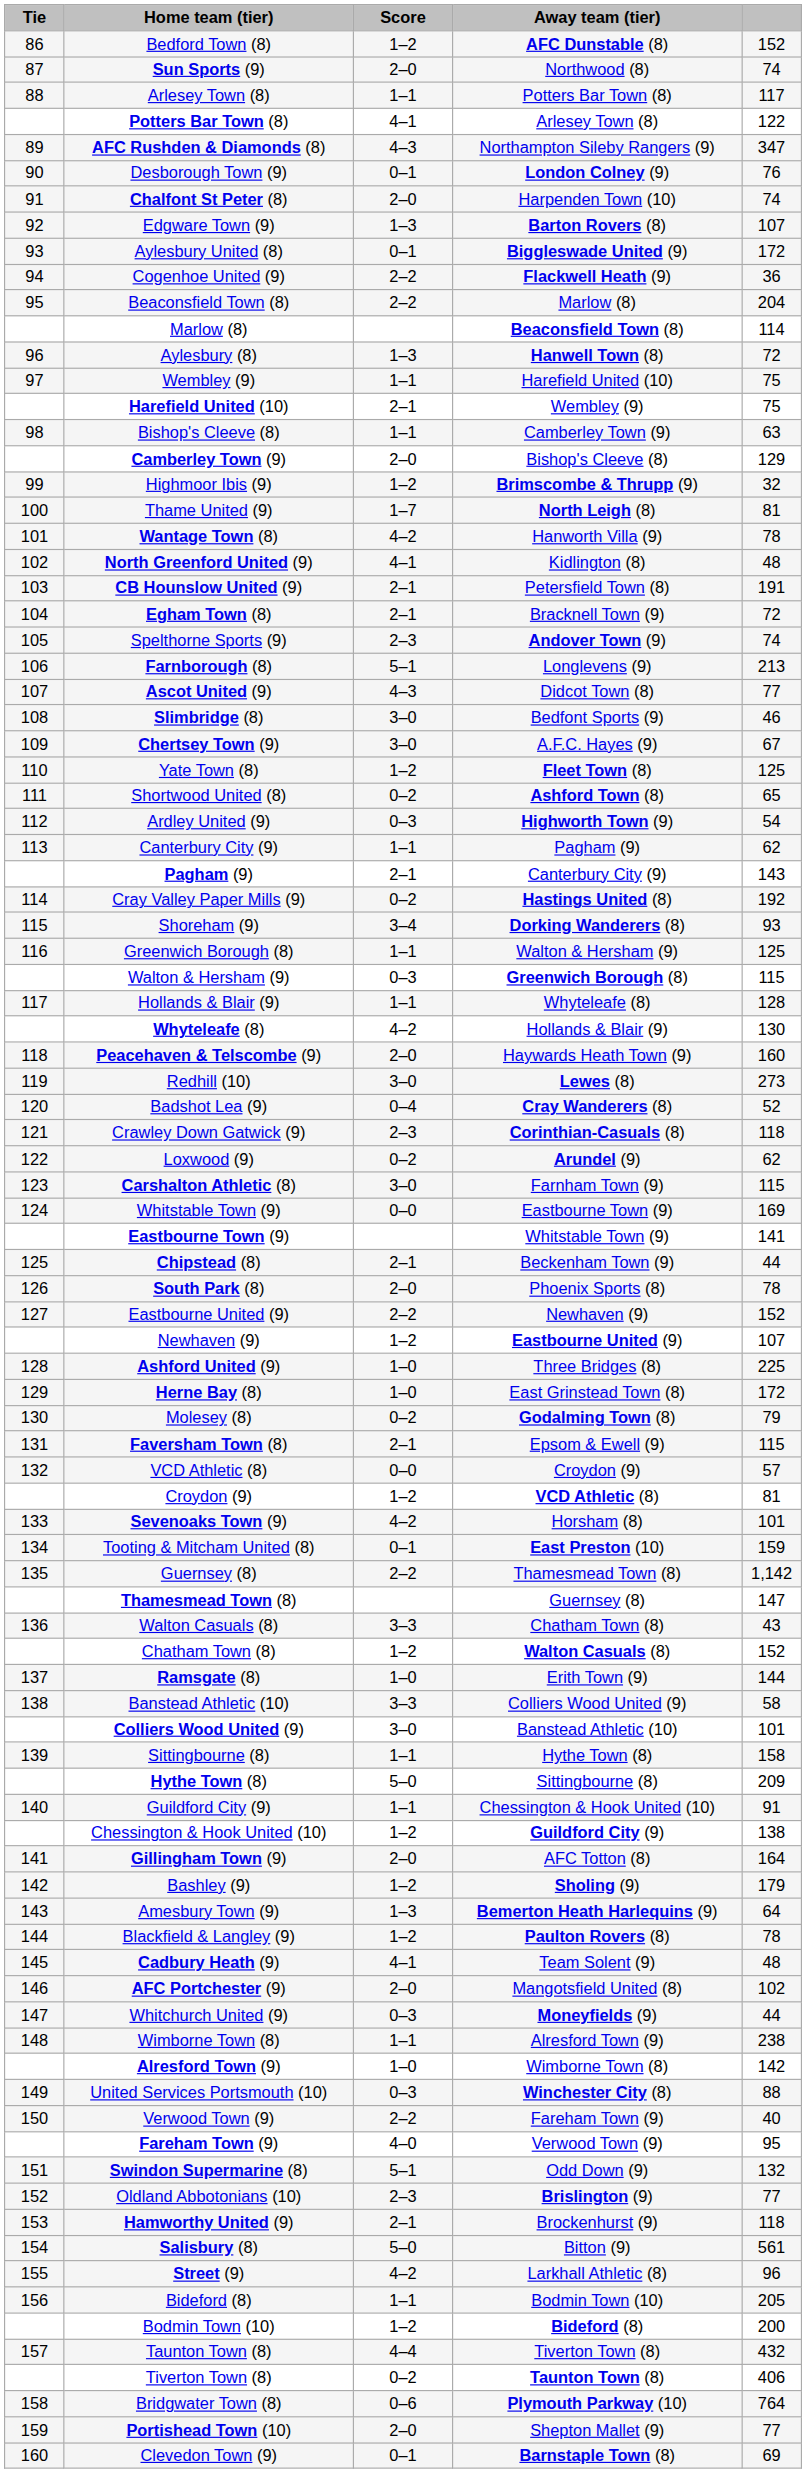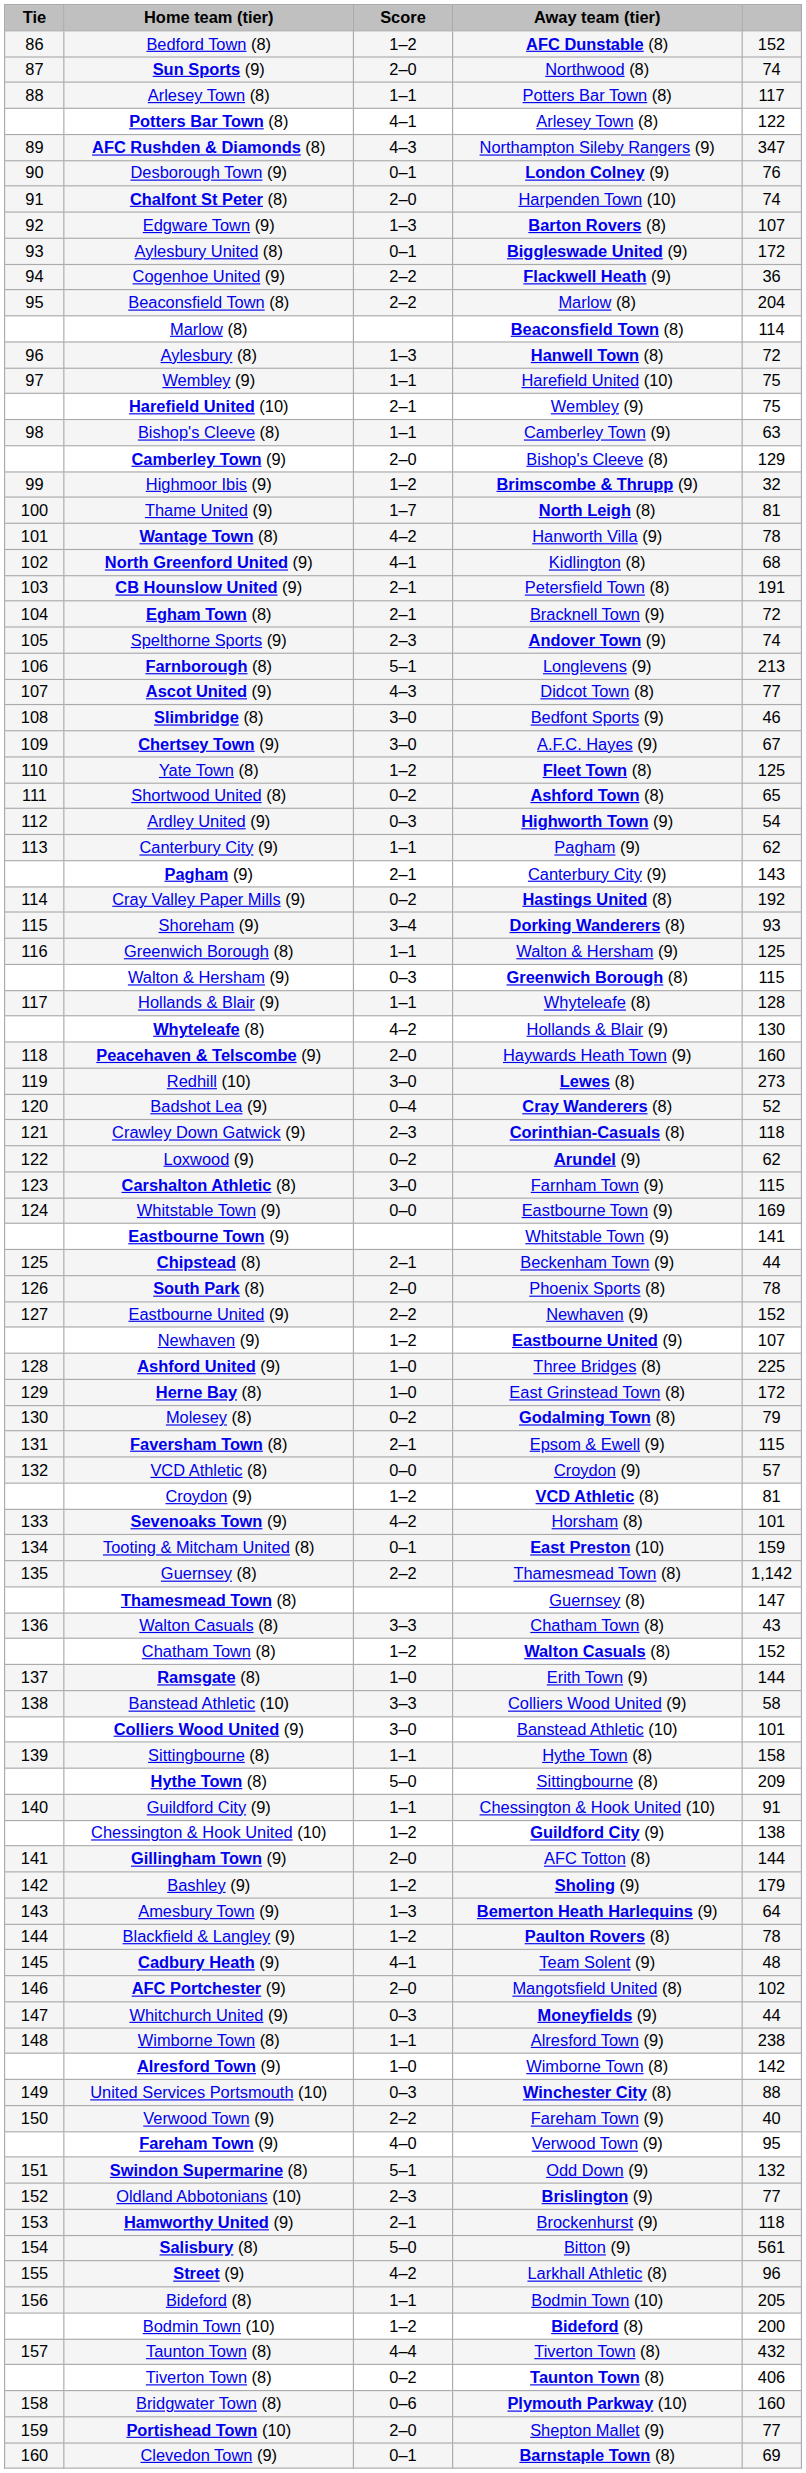(772, 563) 48 -> (772, 563) 68
(772, 1859) 164 -> (772, 1859) 144
(772, 2404) 764 -> (772, 2404) 160
